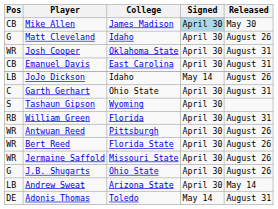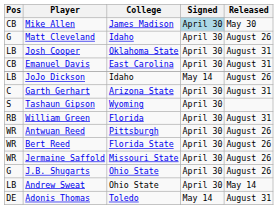(11, 51) WR -> (11, 51) LB
(134, 92) Ohio State -> (141, 92) Arizona State
(141, 185) Arizona State -> (134, 185) Ohio State
